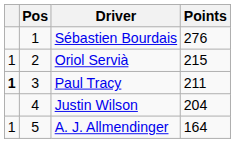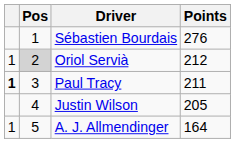(35, 61) no background -> (35, 61) lightgrey background
(196, 61) 215 -> (196, 61) 212
(196, 105) 204 -> (196, 105) 205
